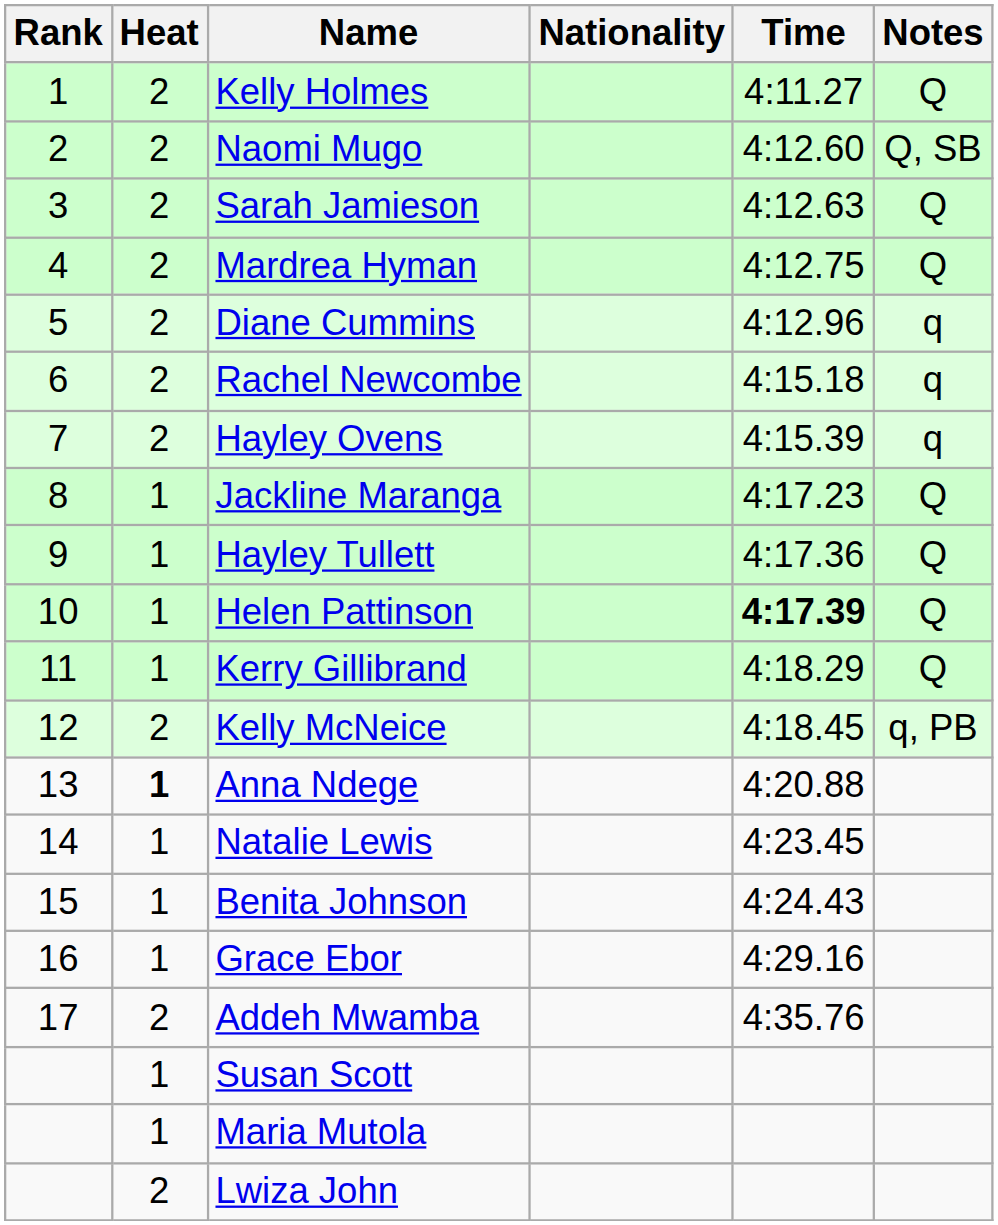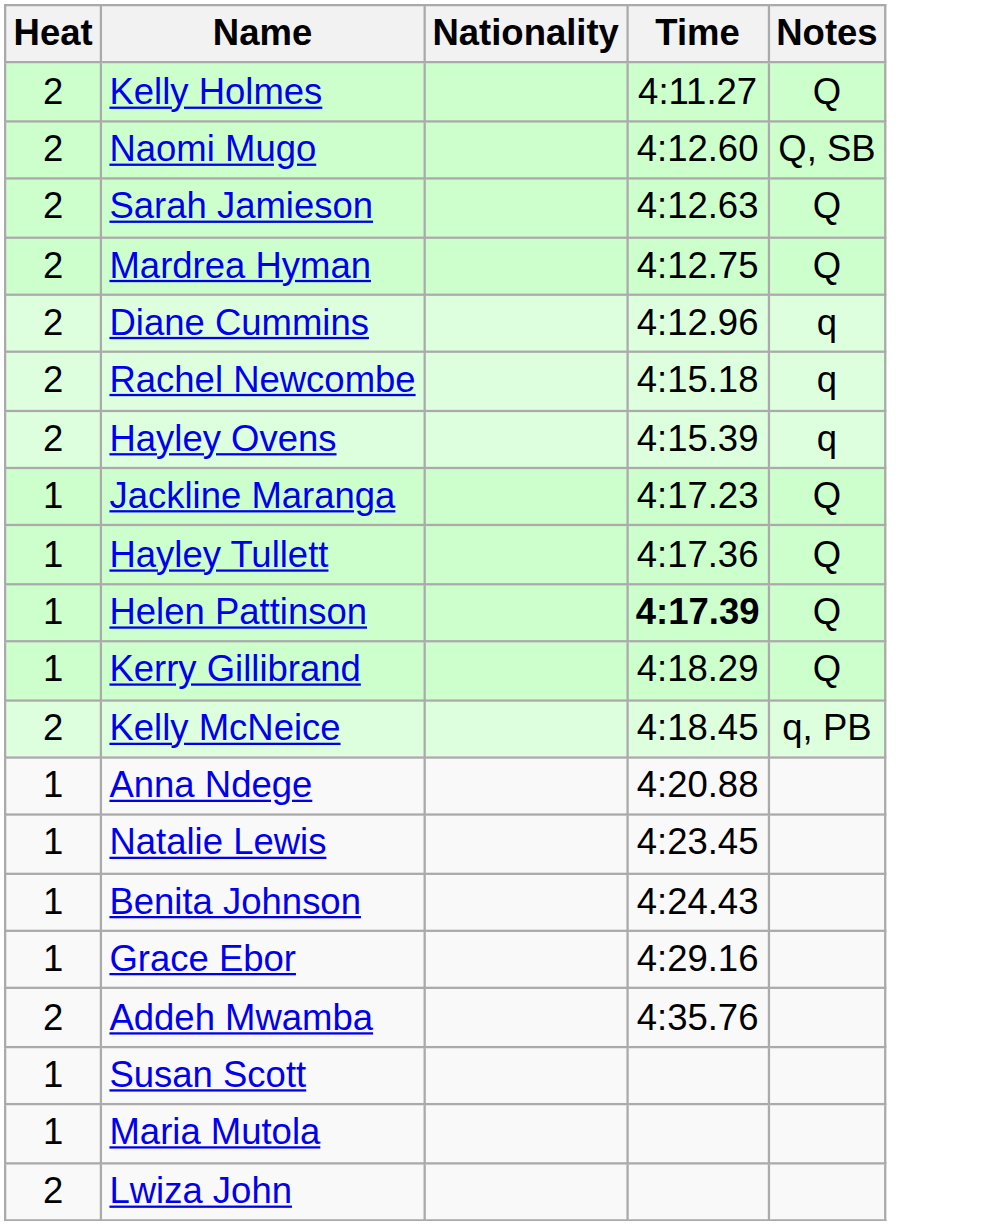- column: (58, 33)
(159, 785) bold -> (53, 785) normal
